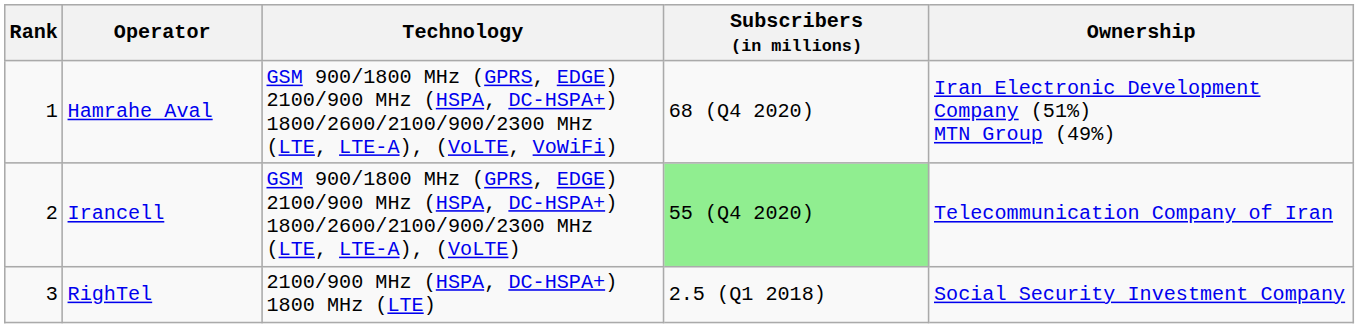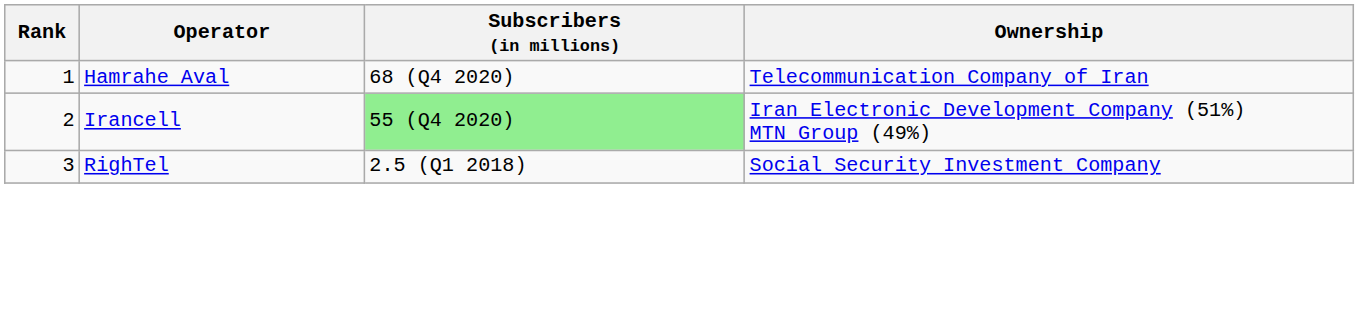- column: (463, 33)
(1097, 112) Iran Electronic Development Company (51%) MTN Group (49%) -> (949, 77) Telecommunication Company of Iran
(1134, 215) Telecommunication Company of Iran -> (997, 122) Iran Electronic Development Company (51%) MTN Group (49%)
